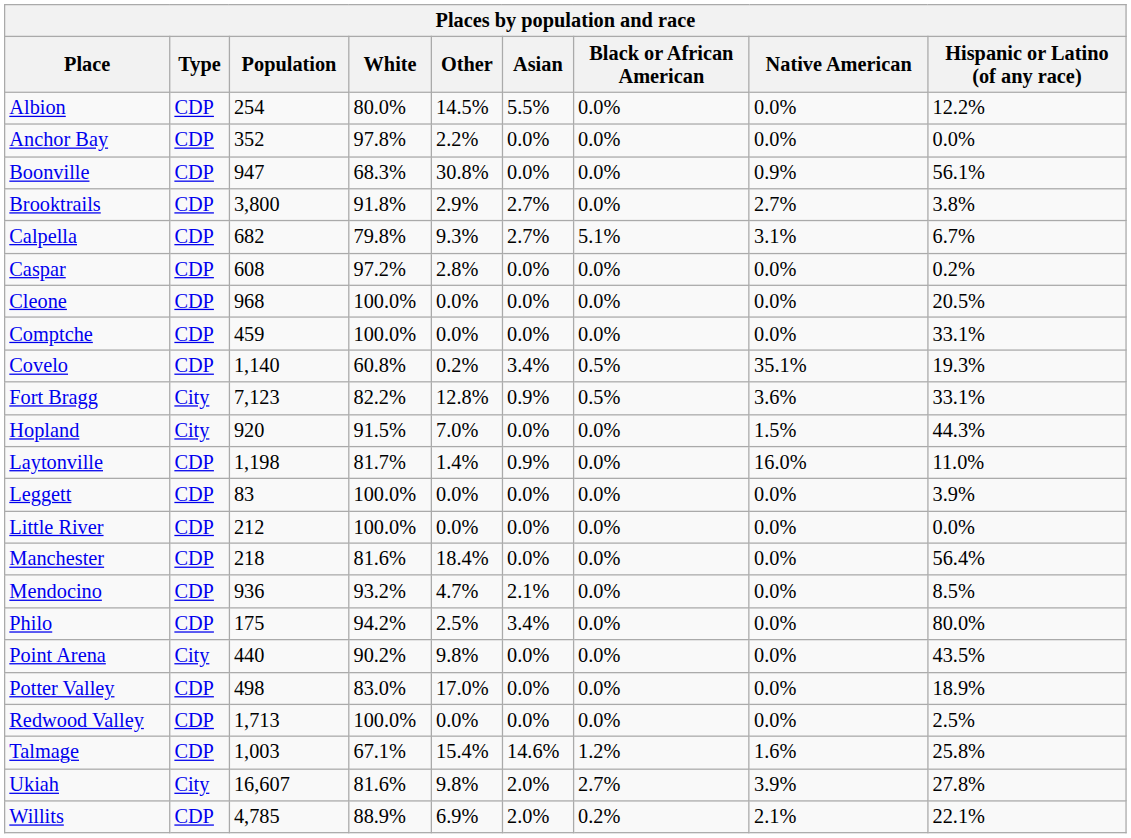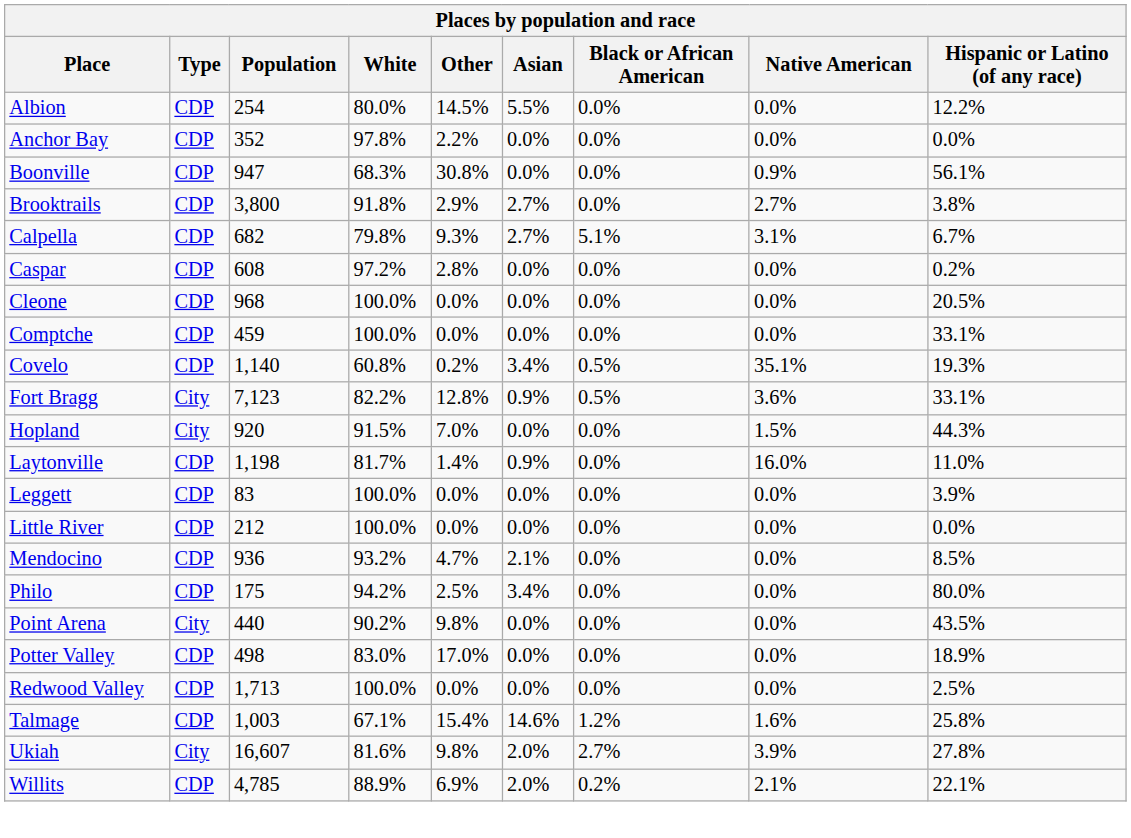- row: (57, 559)
